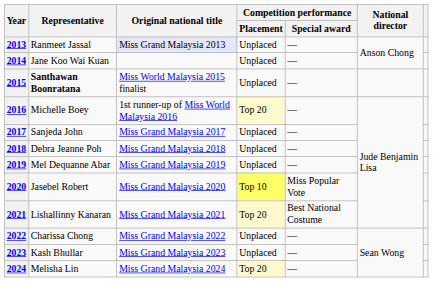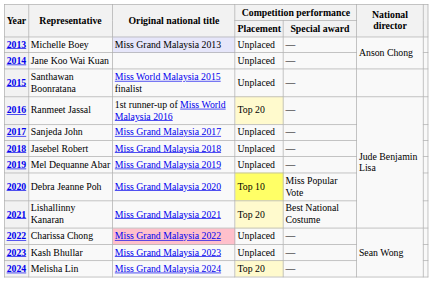(61, 45) Ranmeet Jassal -> (60, 45) Michelle Boey
(56, 83) bold -> (53, 83) normal
(60, 111) Michelle Boey -> (61, 111) Ranmeet Jassal
(66, 149) Debra Jeanne Poh -> (59, 149) Jasebel Robert
(59, 187) Jasebel Robert -> (66, 187) Debra Jeanne Poh
(172, 236) no background -> (168, 236) pink background
